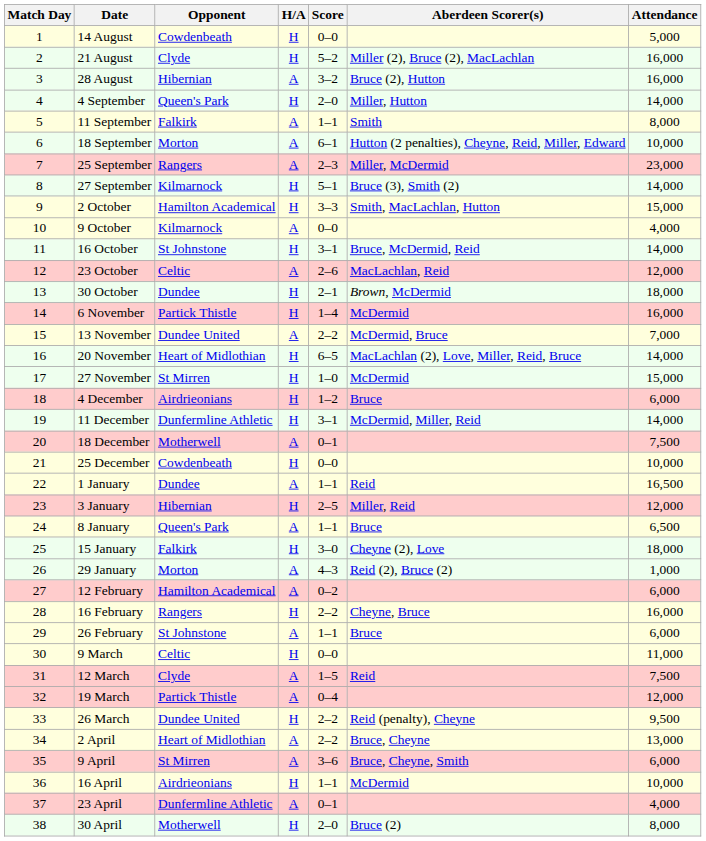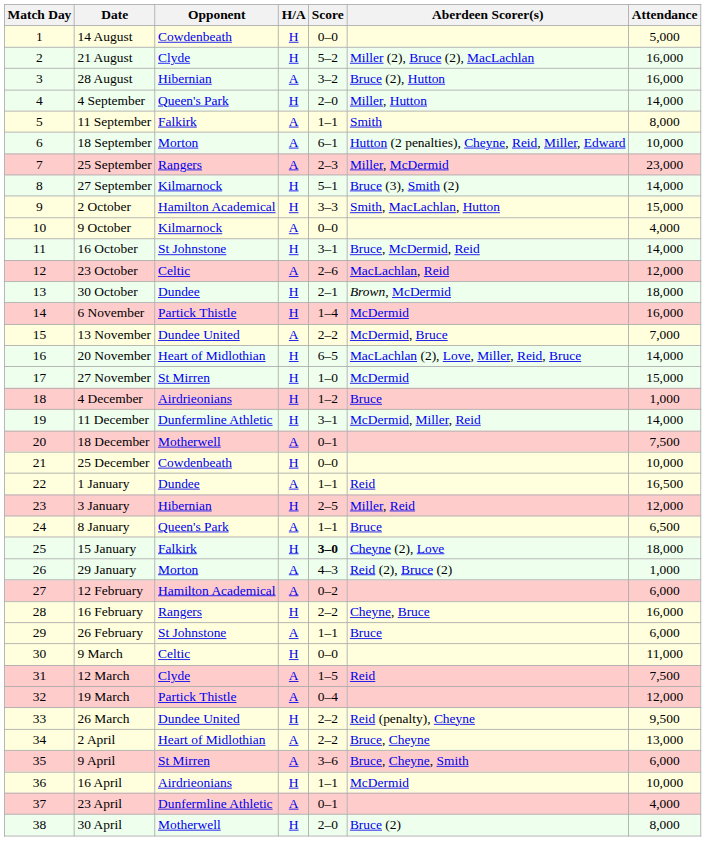(665, 398) 6,000 -> (665, 398) 1,000
(328, 548) normal -> (328, 548) bold
